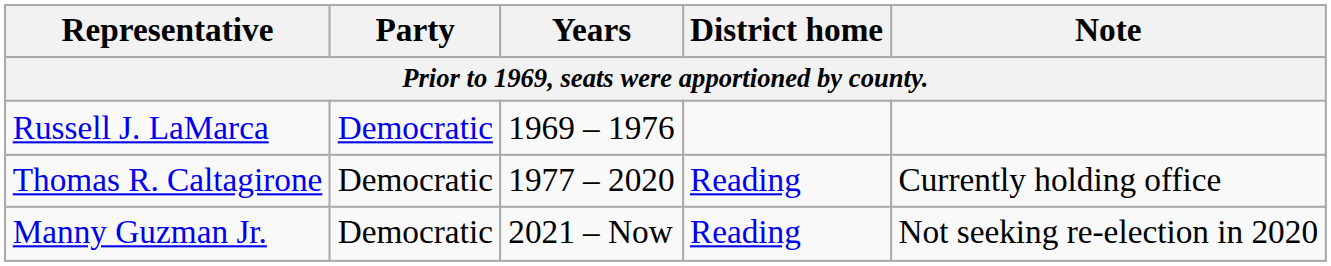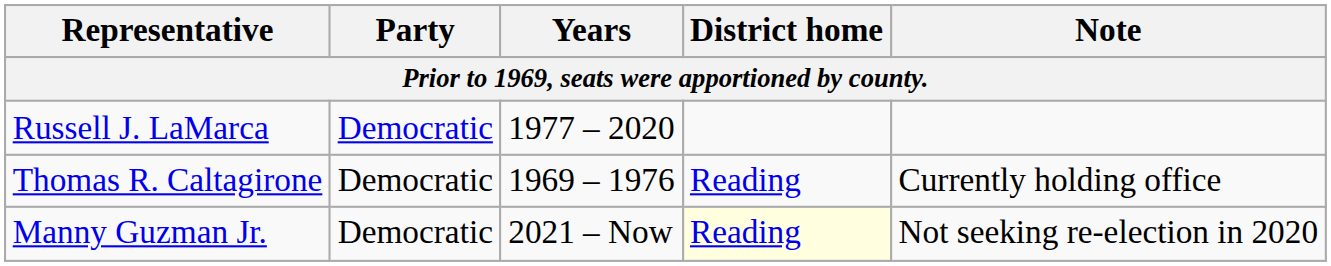(591, 127) 1969 – 1976 -> (591, 127) 1977 – 2020
(591, 180) 1977 – 2020 -> (591, 180) 1969 – 1976
(745, 233) no background -> (745, 233) lightyellow background
